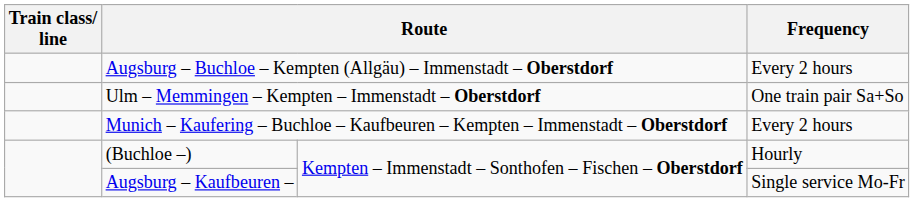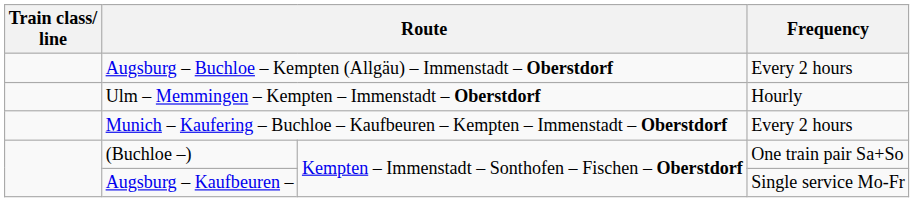(827, 96) One train pair Sa+So -> (777, 96) Hourly
(777, 153) Hourly -> (827, 153) One train pair Sa+So
